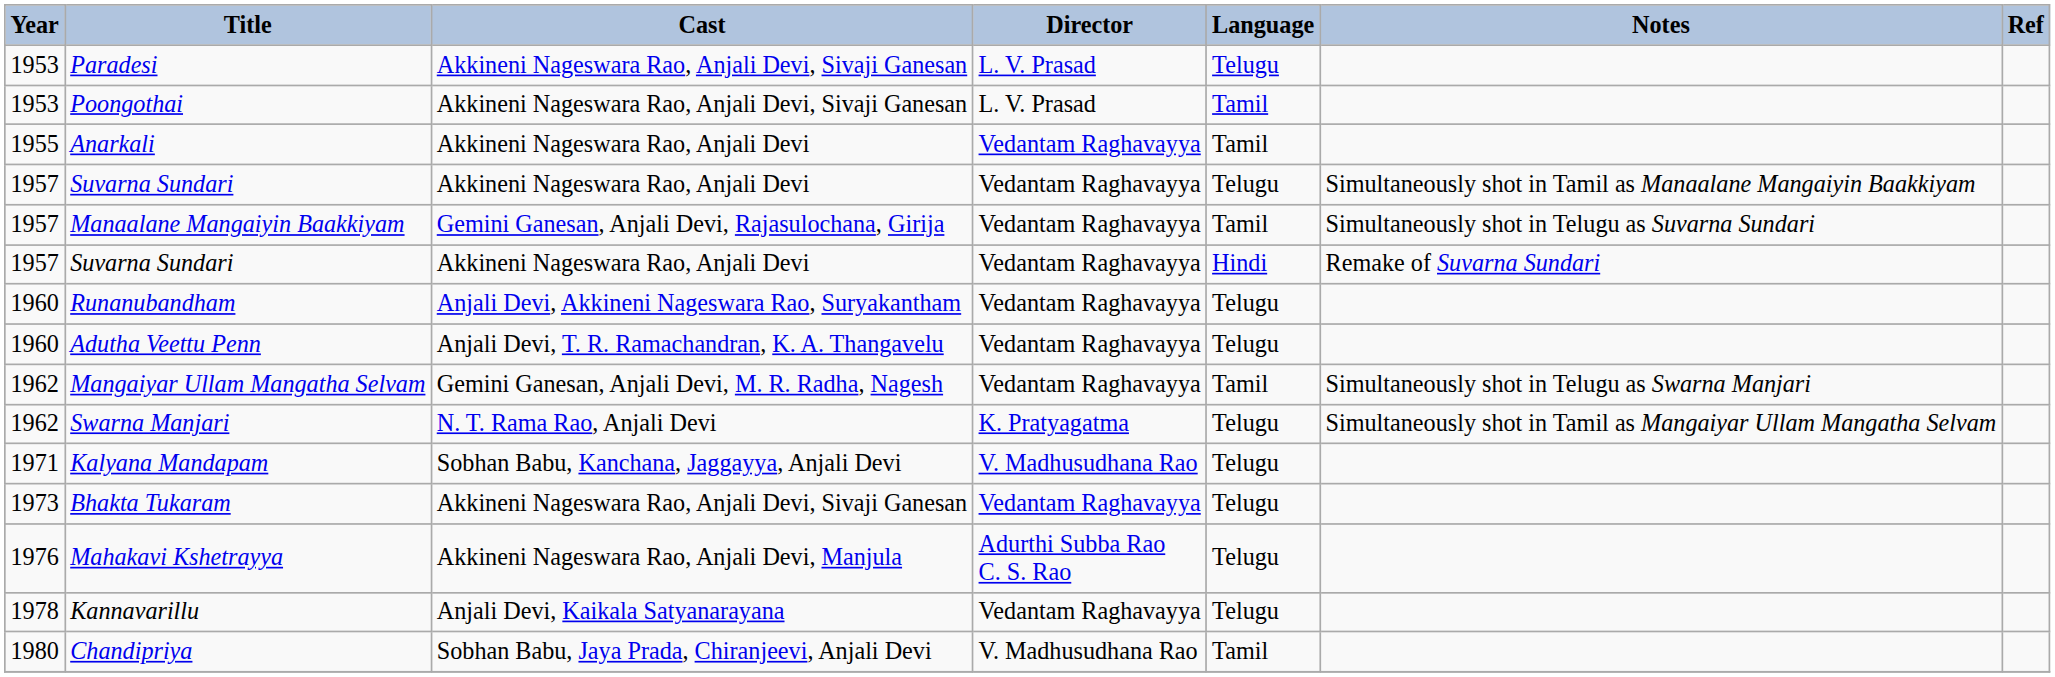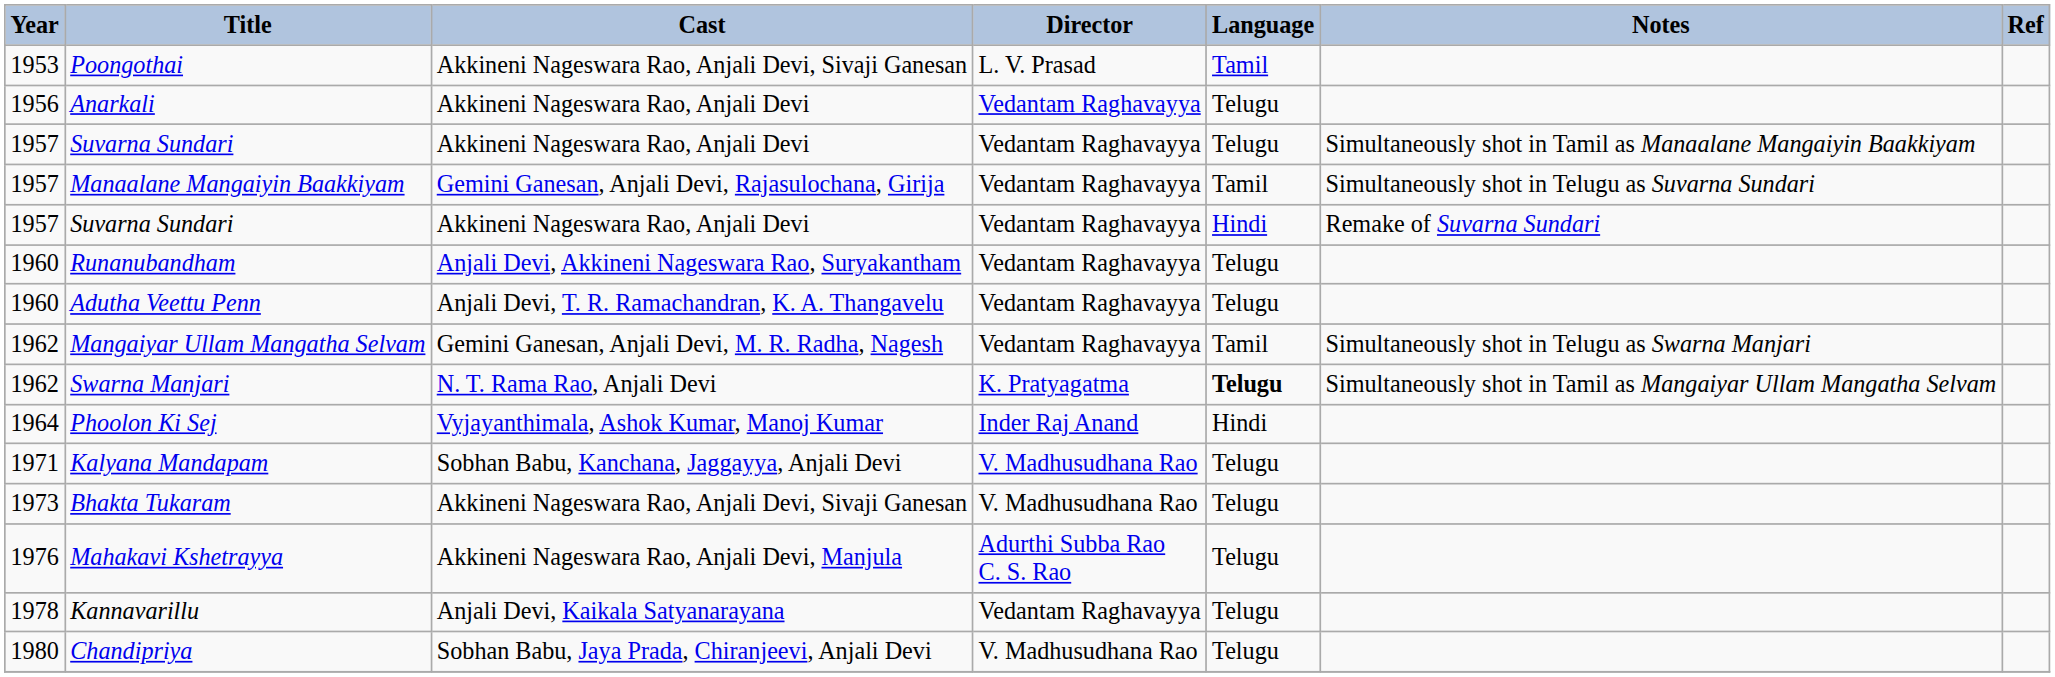- row: (114, 64)
(35, 144) 1955 -> (35, 104) 1956
(1240, 144) Tamil -> (1245, 104) Telugu
(1246, 423) normal -> (1247, 383) bold
+ row: (143, 423)
(1090, 503) Vedantam Raghavayya -> (1088, 503) V. Madhusudhana Rao
(1240, 651) Tamil -> (1245, 651) Telugu
